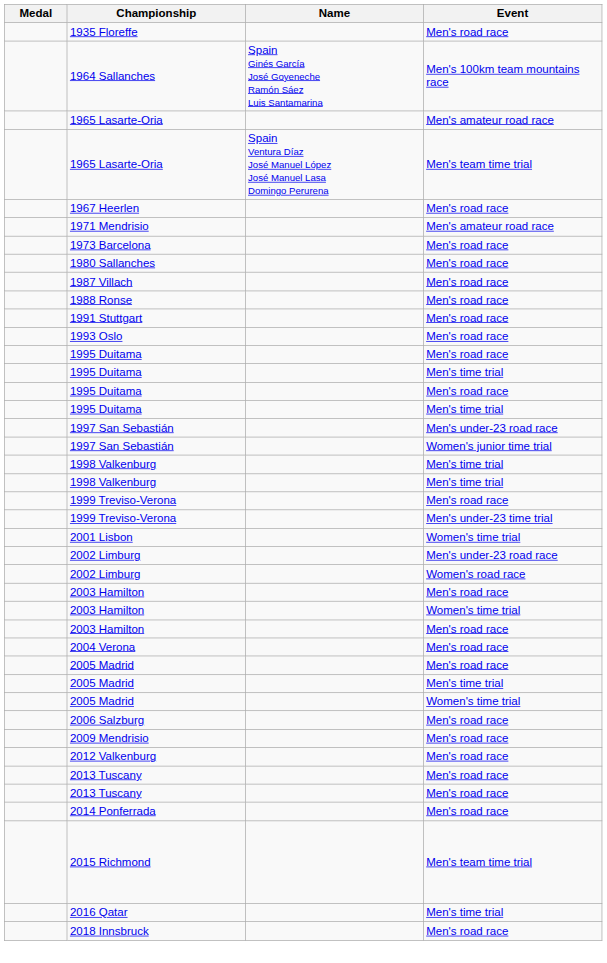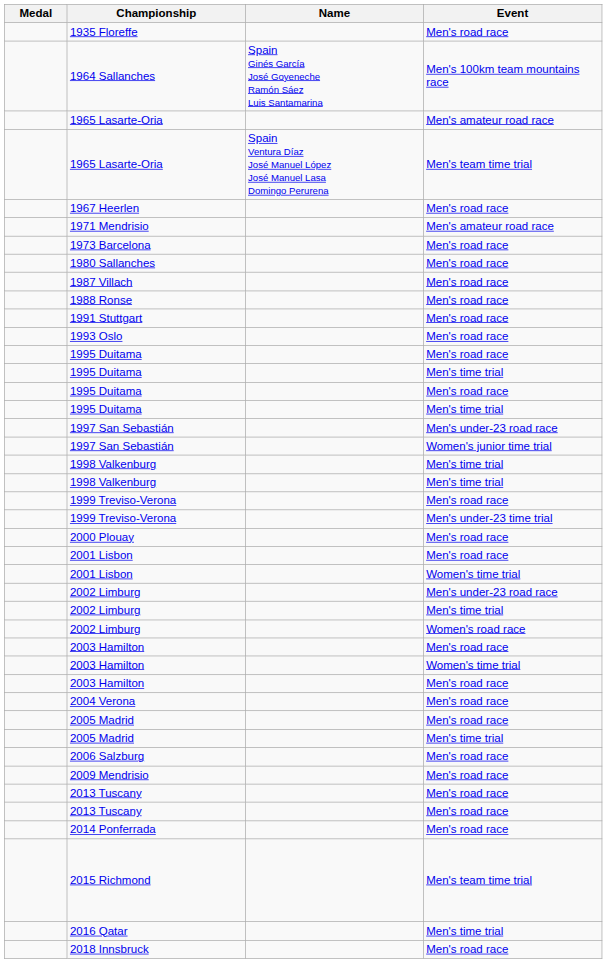+ row: (102, 537)
+ row: (101, 555)
+ row: (105, 610)
- row: (102, 701)
- row: (113, 756)
